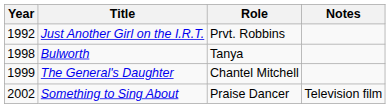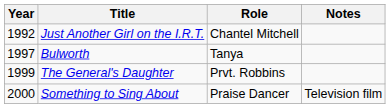(247, 34) Prvt. Robbins -> (254, 34) Chantel Mitchell
(21, 53) 1998 -> (21, 53) 1997
(254, 73) Chantel Mitchell -> (247, 73) Prvt. Robbins
(21, 93) 2002 -> (21, 93) 2000
